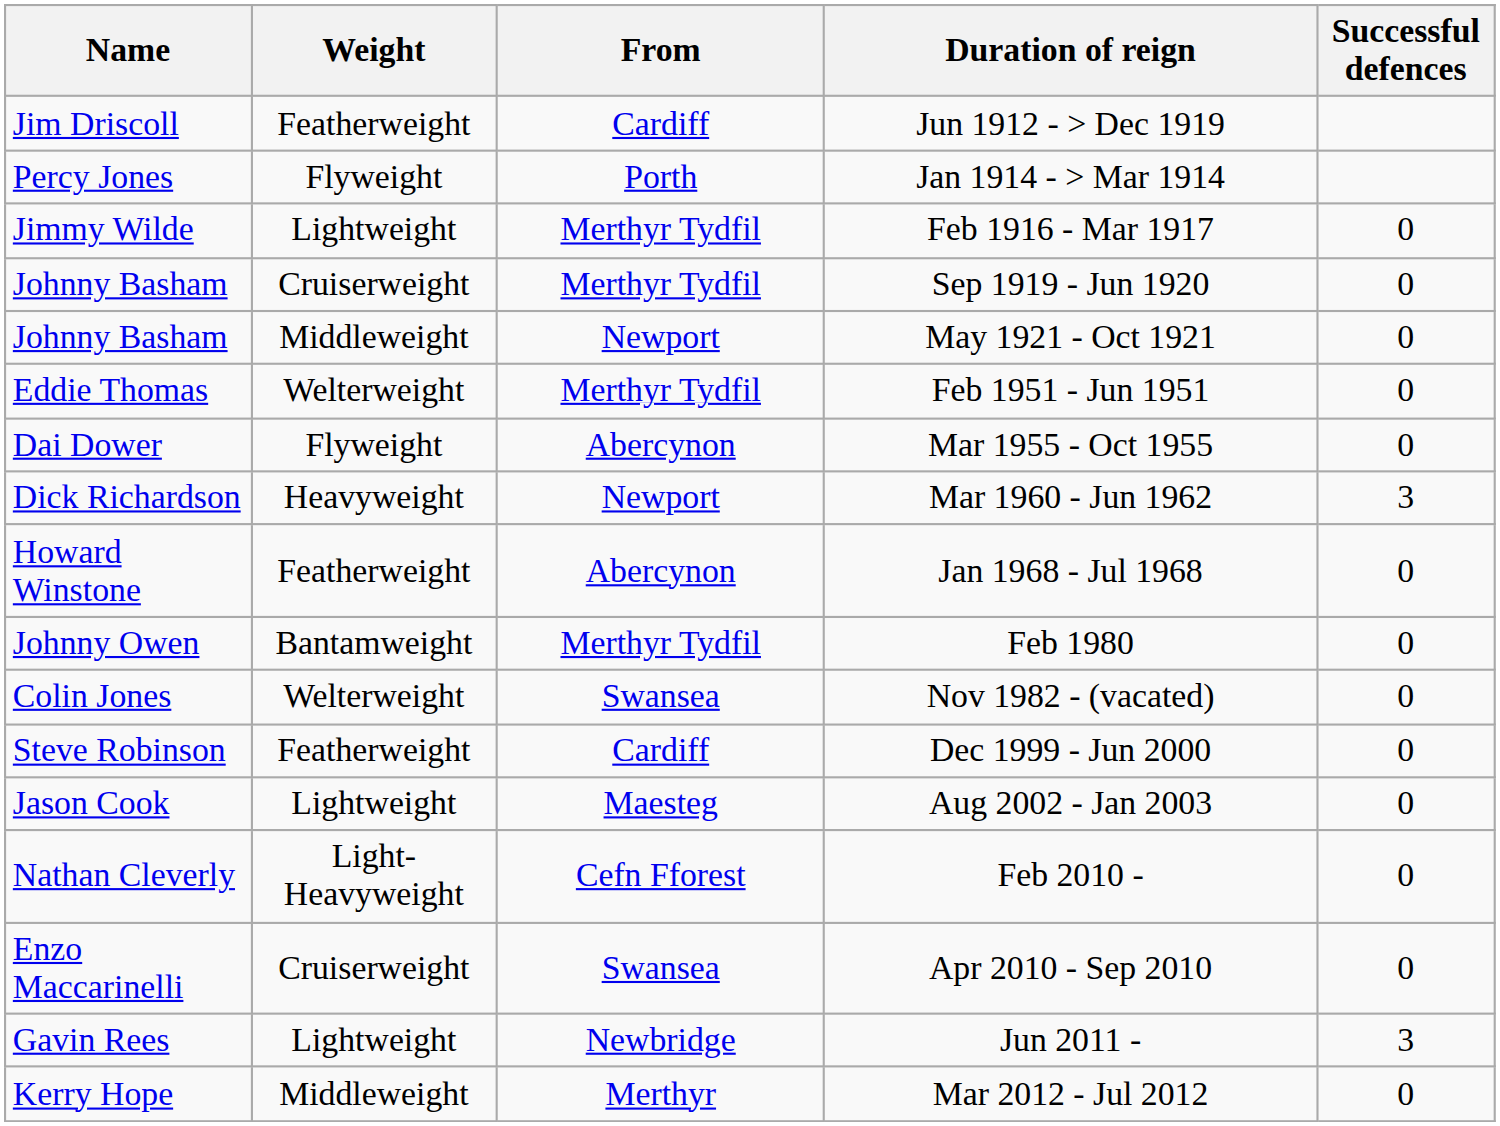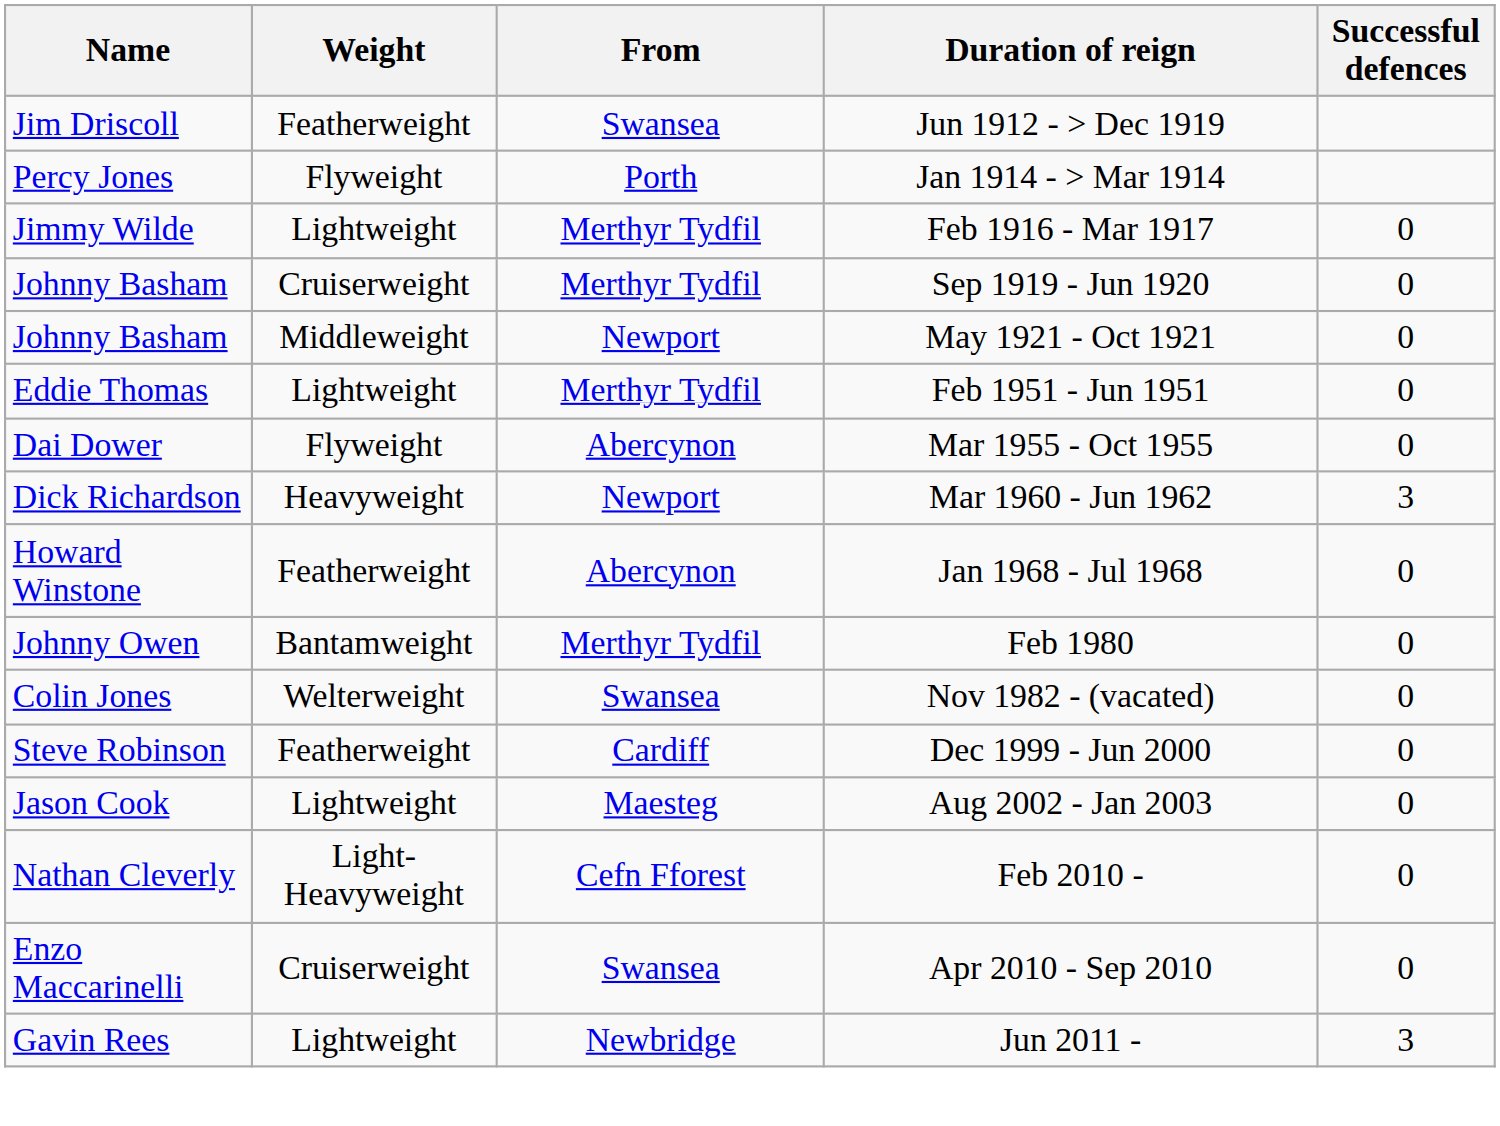(661, 122) Cardiff -> (661, 122) Swansea
(374, 390) Welterweight -> (374, 390) Lightweight
- row: (1071, 1093)
